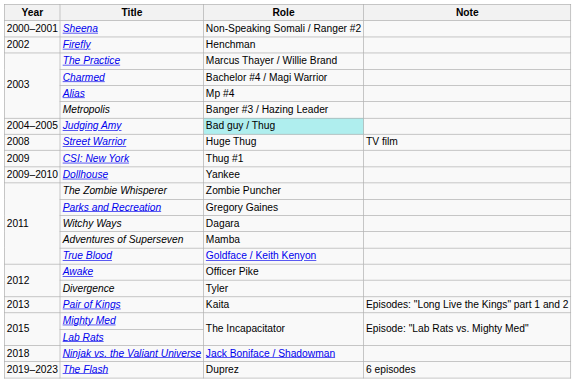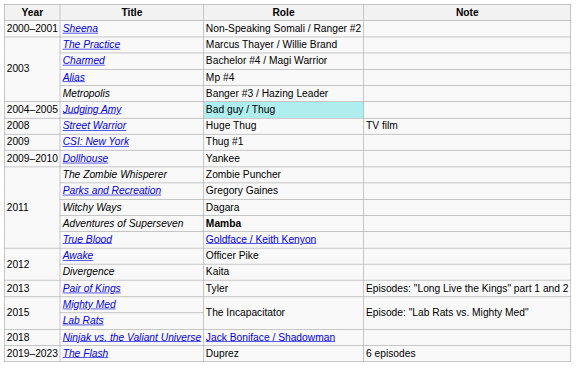- row: (77, 45)
(223, 239) normal -> (224, 223) bold
(217, 288) Tyler -> (218, 272) Kaita
(218, 304) Kaita -> (217, 288) Tyler
